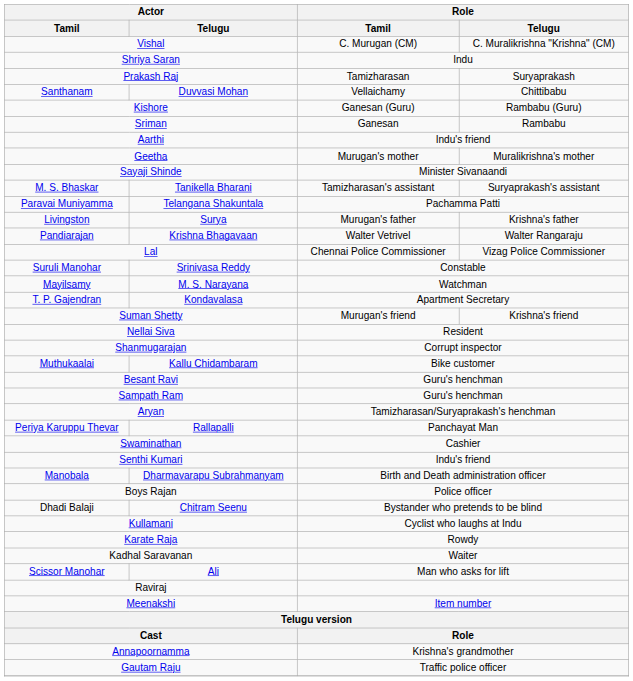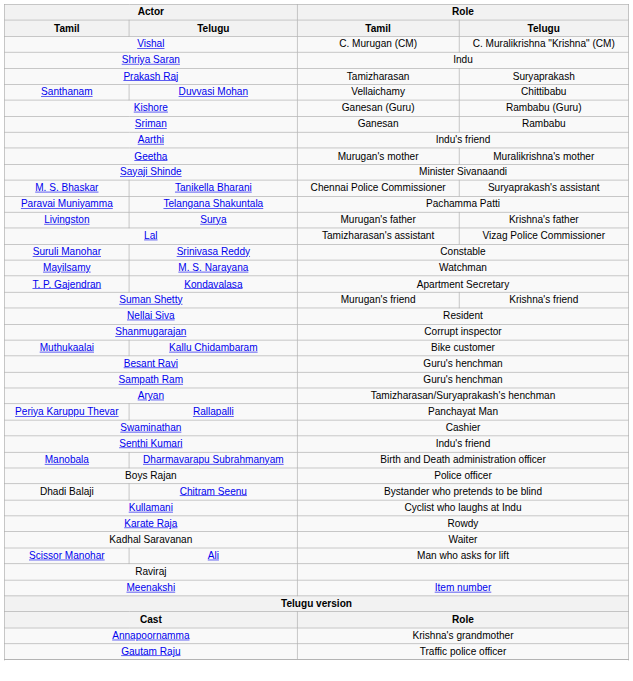(378, 188) Tamizharasan's assistant -> (378, 188) Chennai Police Commissioner
- row: (67, 236)
(378, 252) Chennai Police Commissioner -> (378, 236) Tamizharasan's assistant
